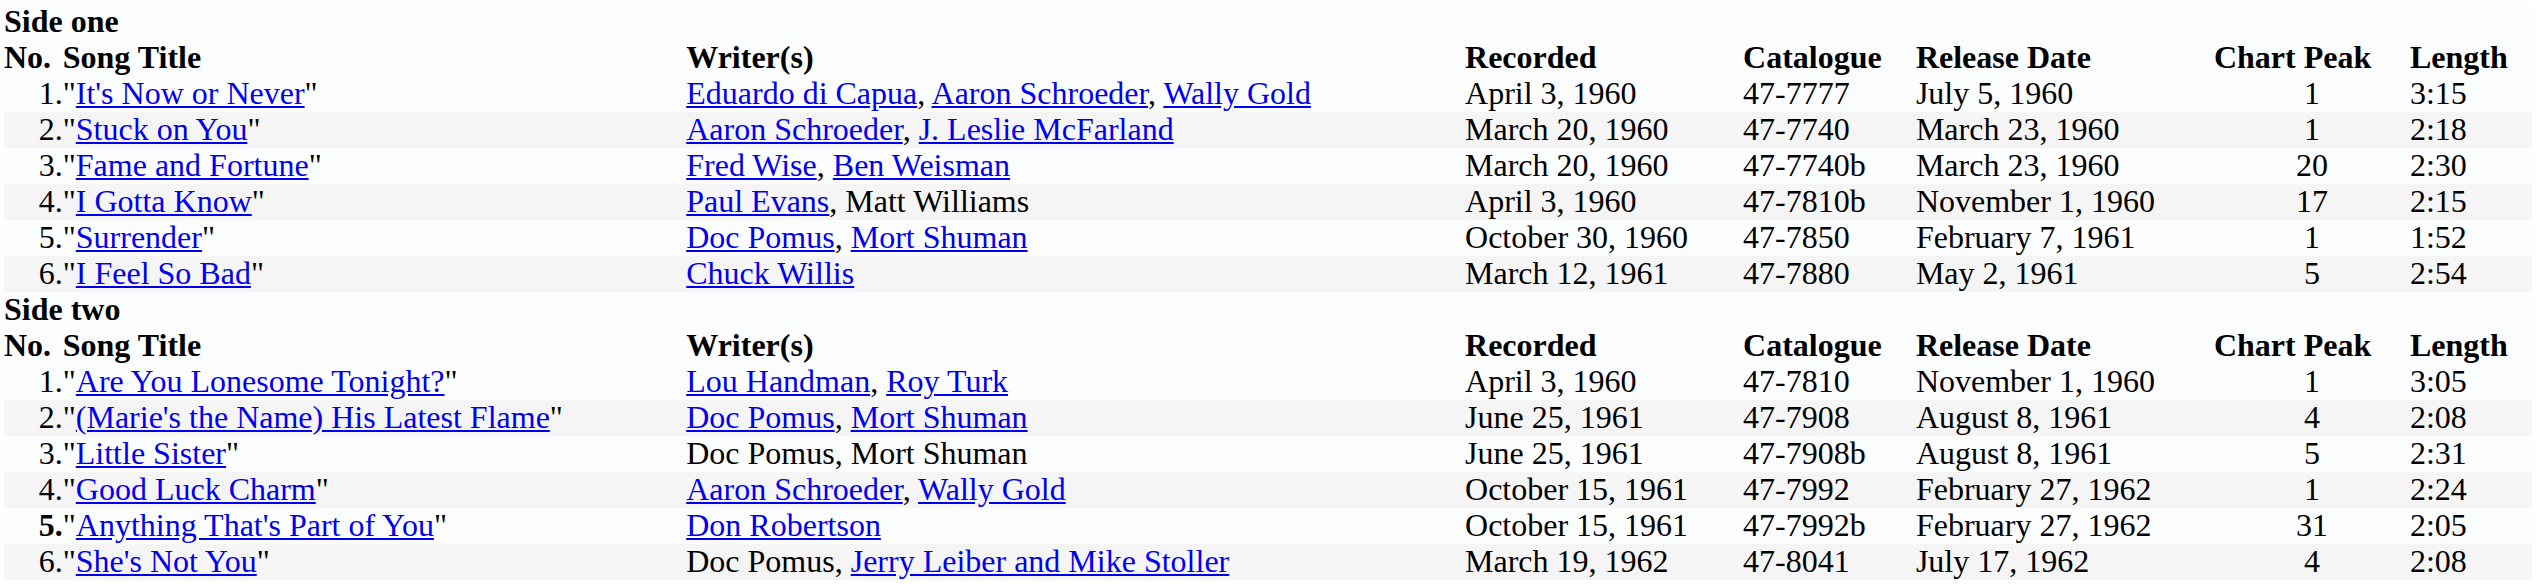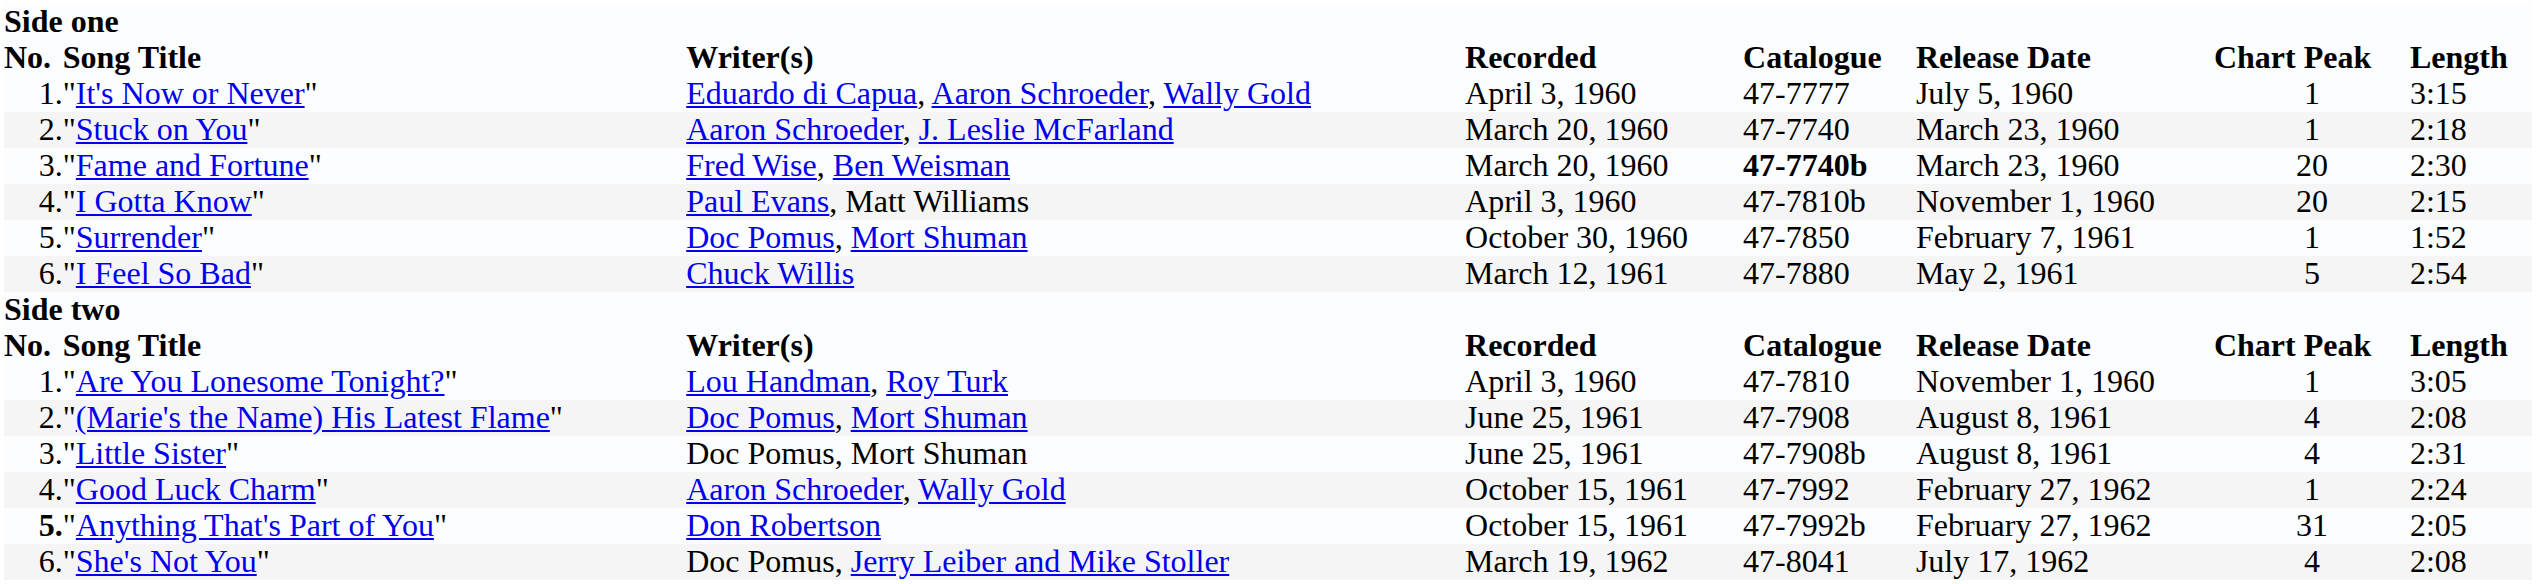(1804, 165) normal -> (1805, 165) bold
(2312, 201) 17 -> (2312, 201) 20
(2312, 453) 5 -> (2312, 453) 4
